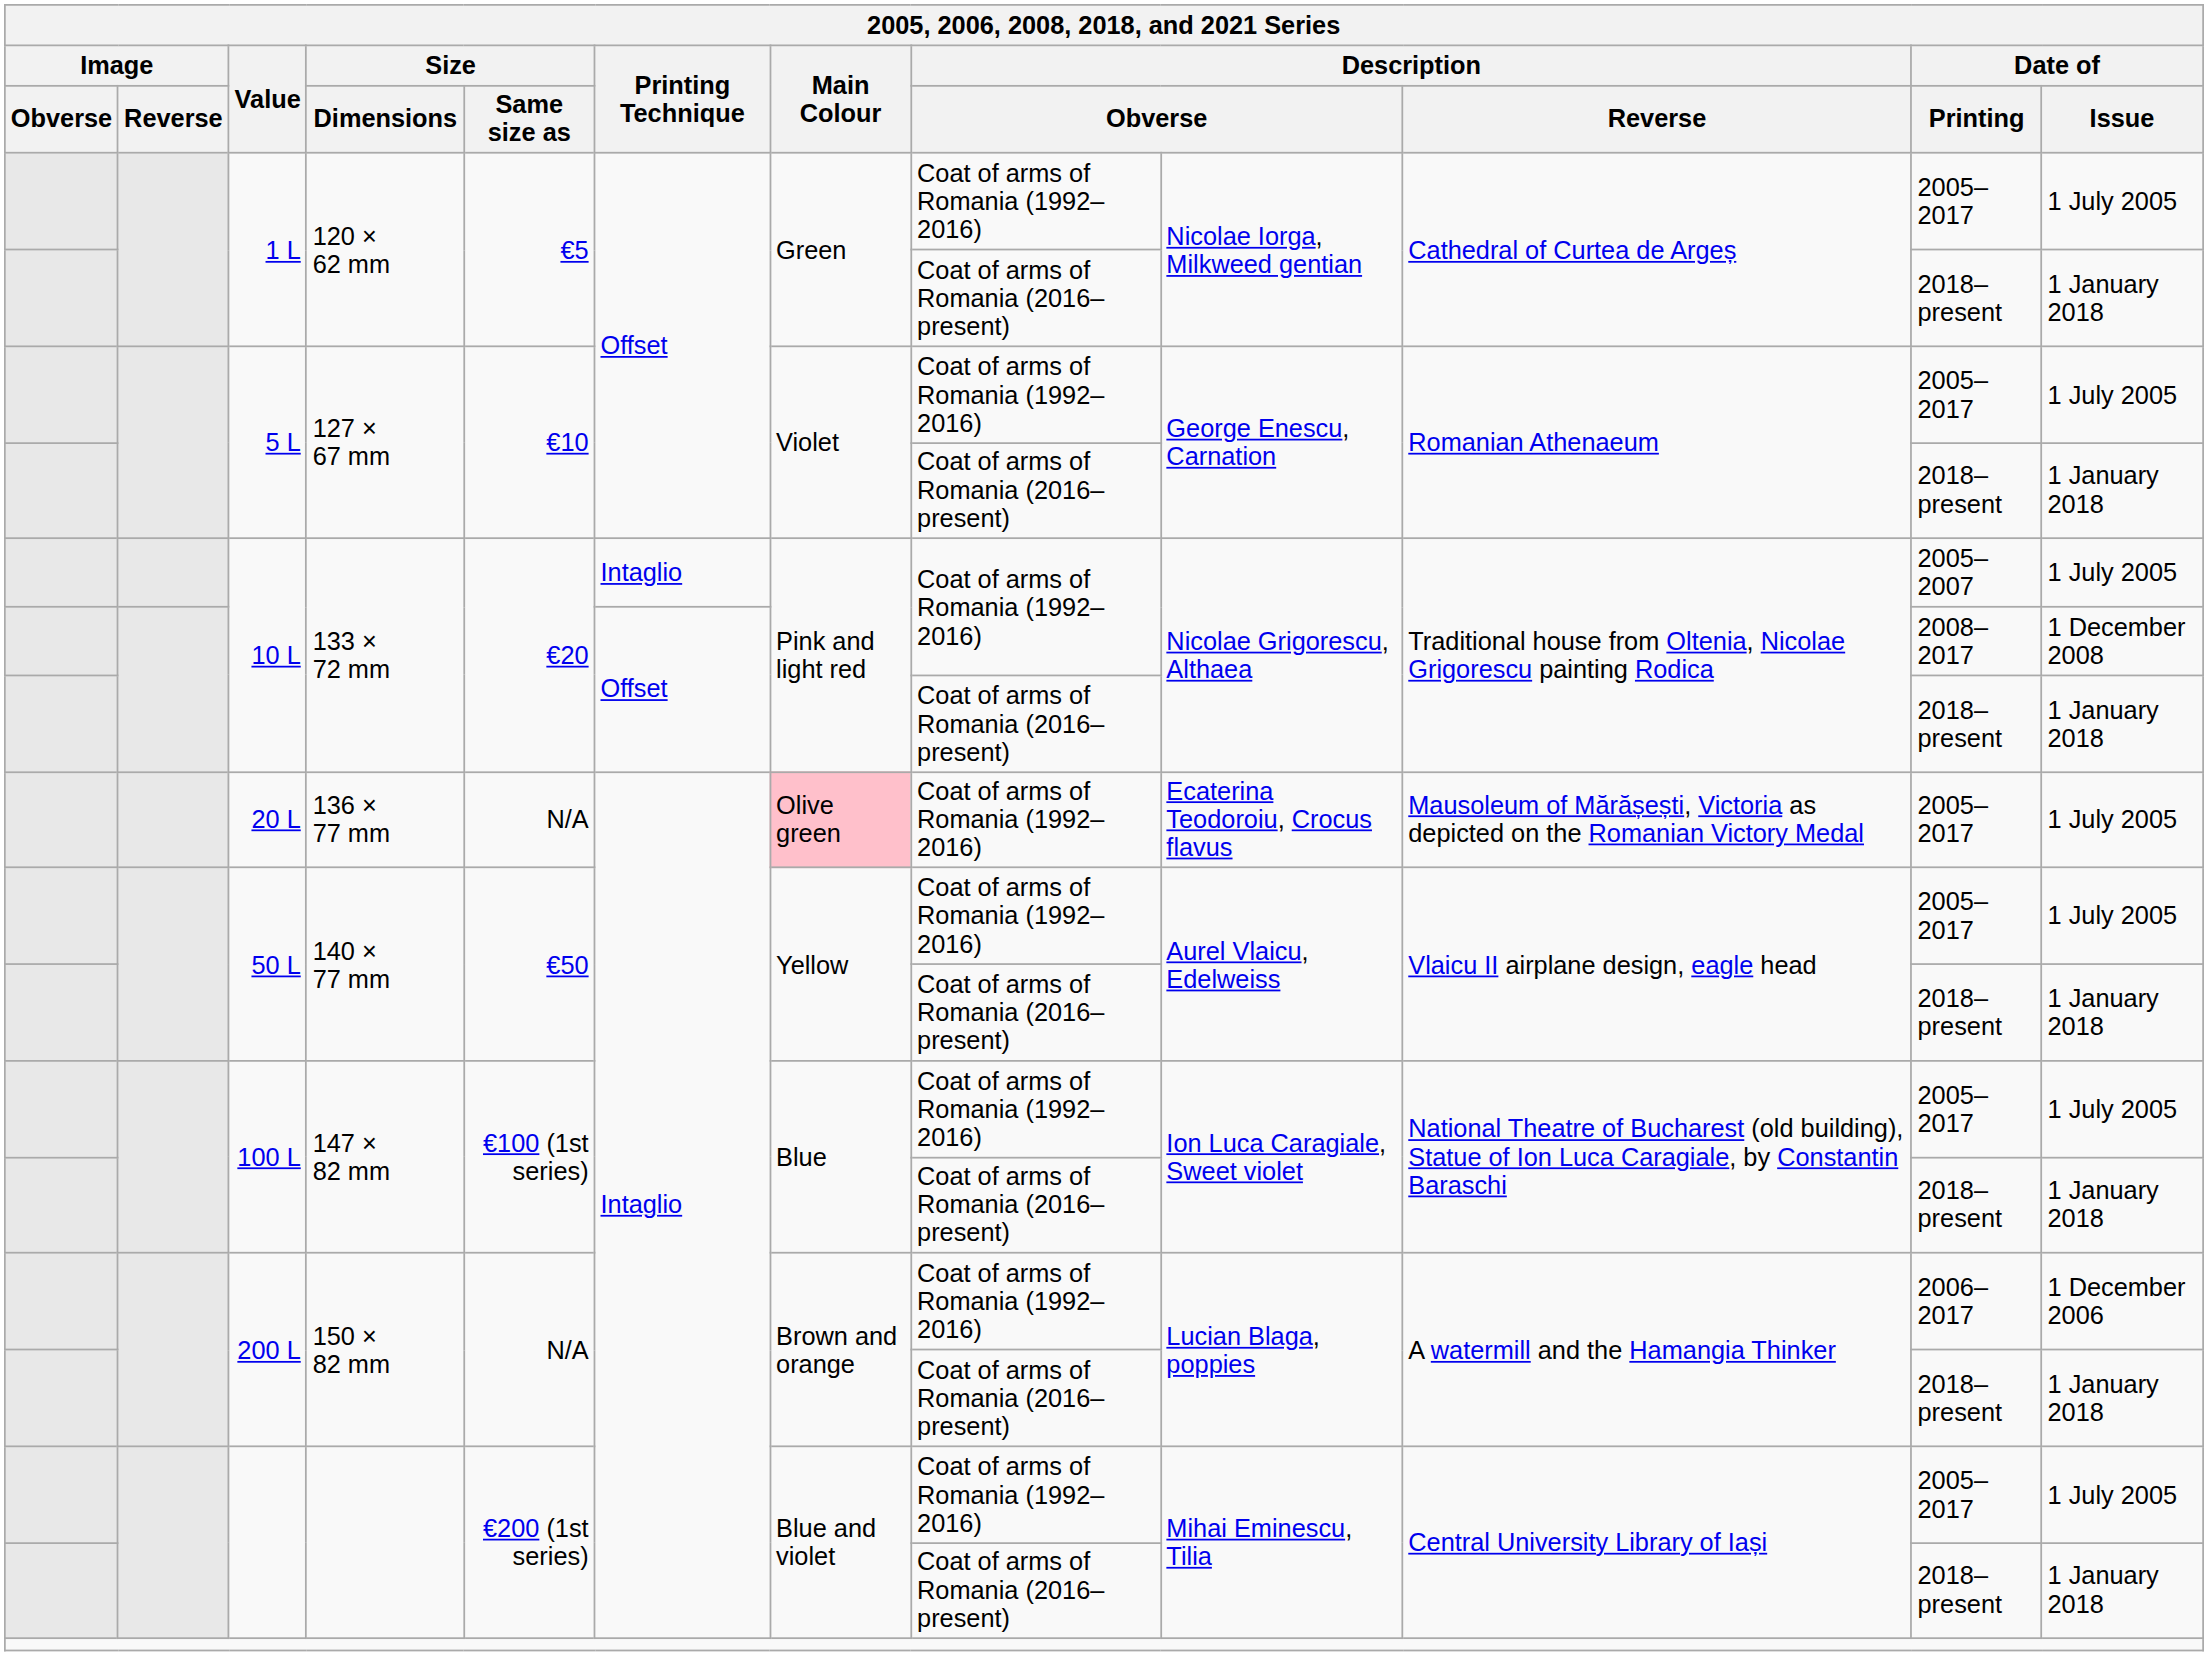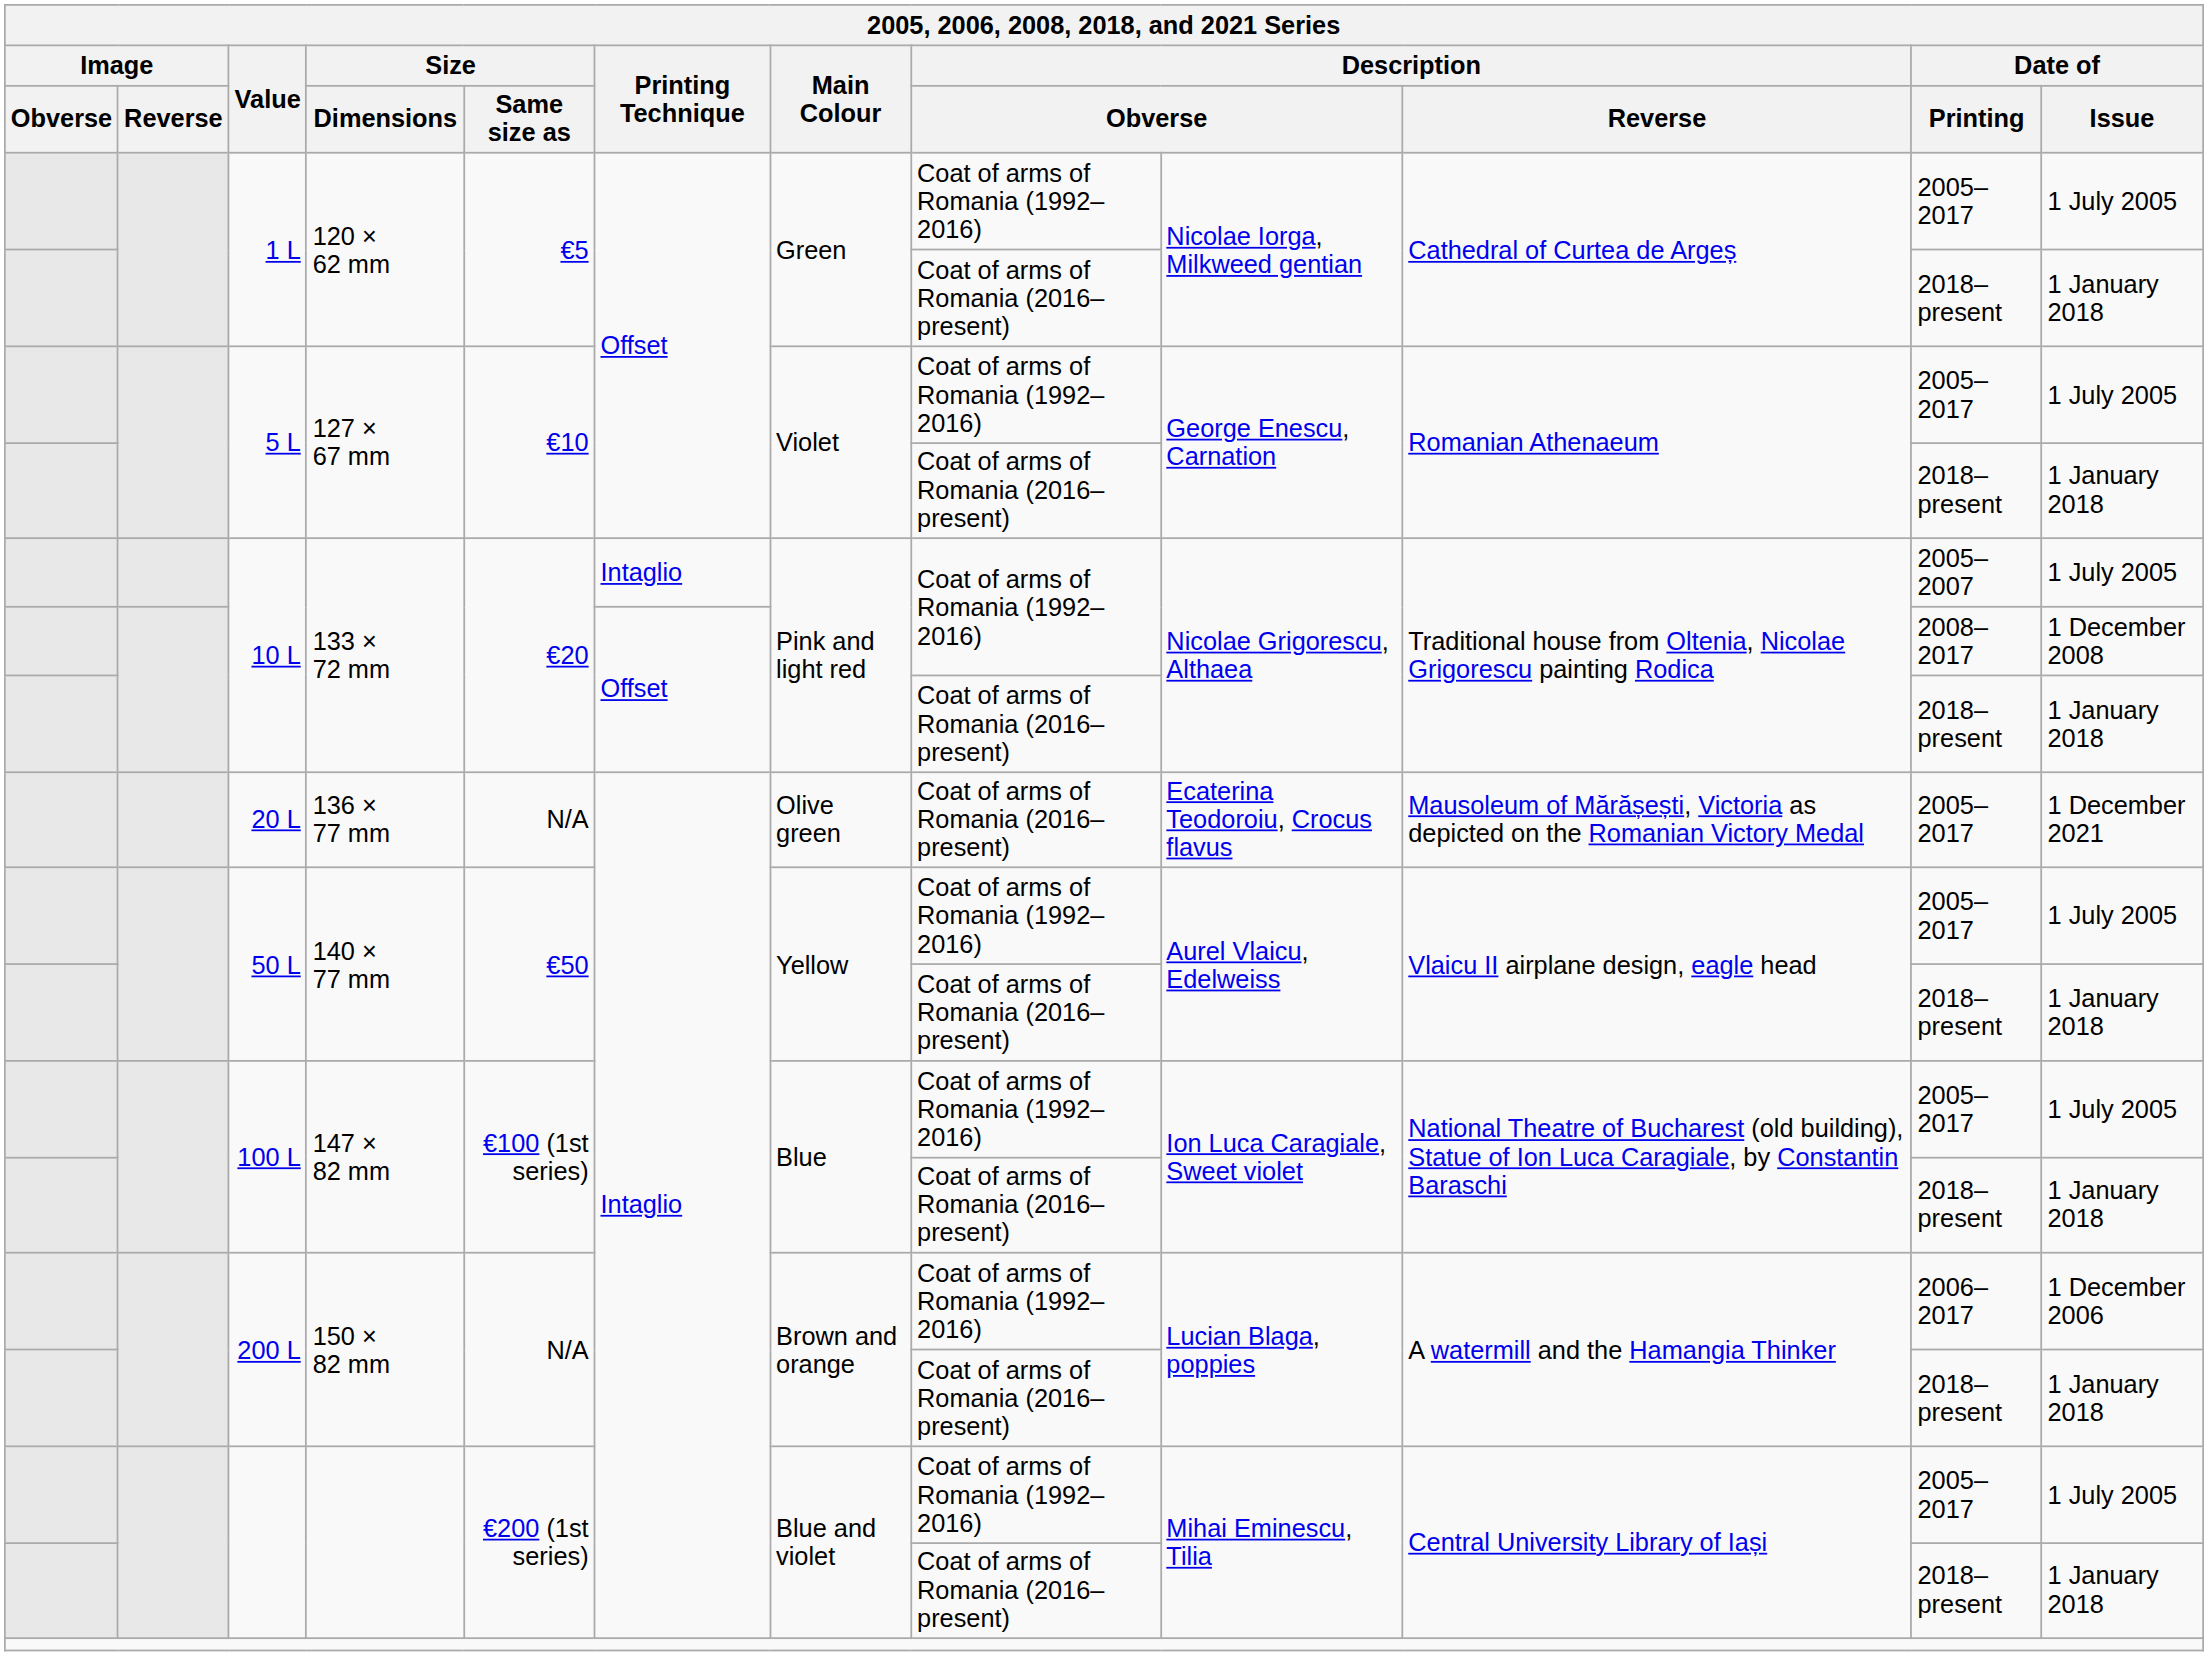(808, 820) pink background -> (808, 820) no background
(1011, 820) Coat of arms of Romania (1992–2016) -> (1011, 820) Coat of arms of Romania (2016–present)
(2112, 820) 1 July 2005 -> (2117, 820) 1 December 2021
